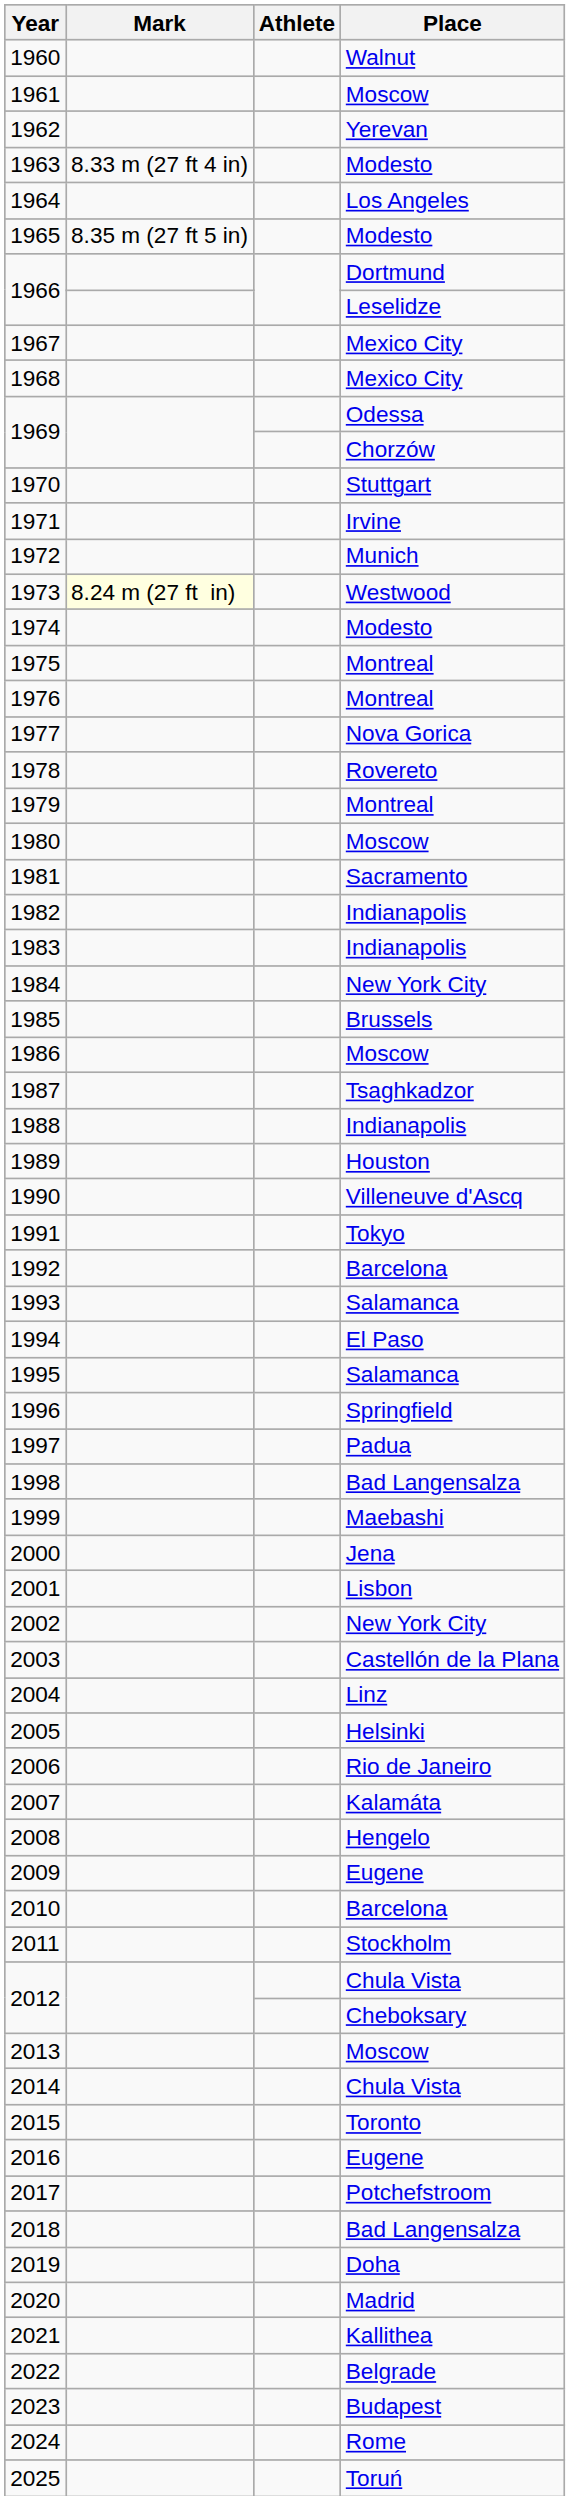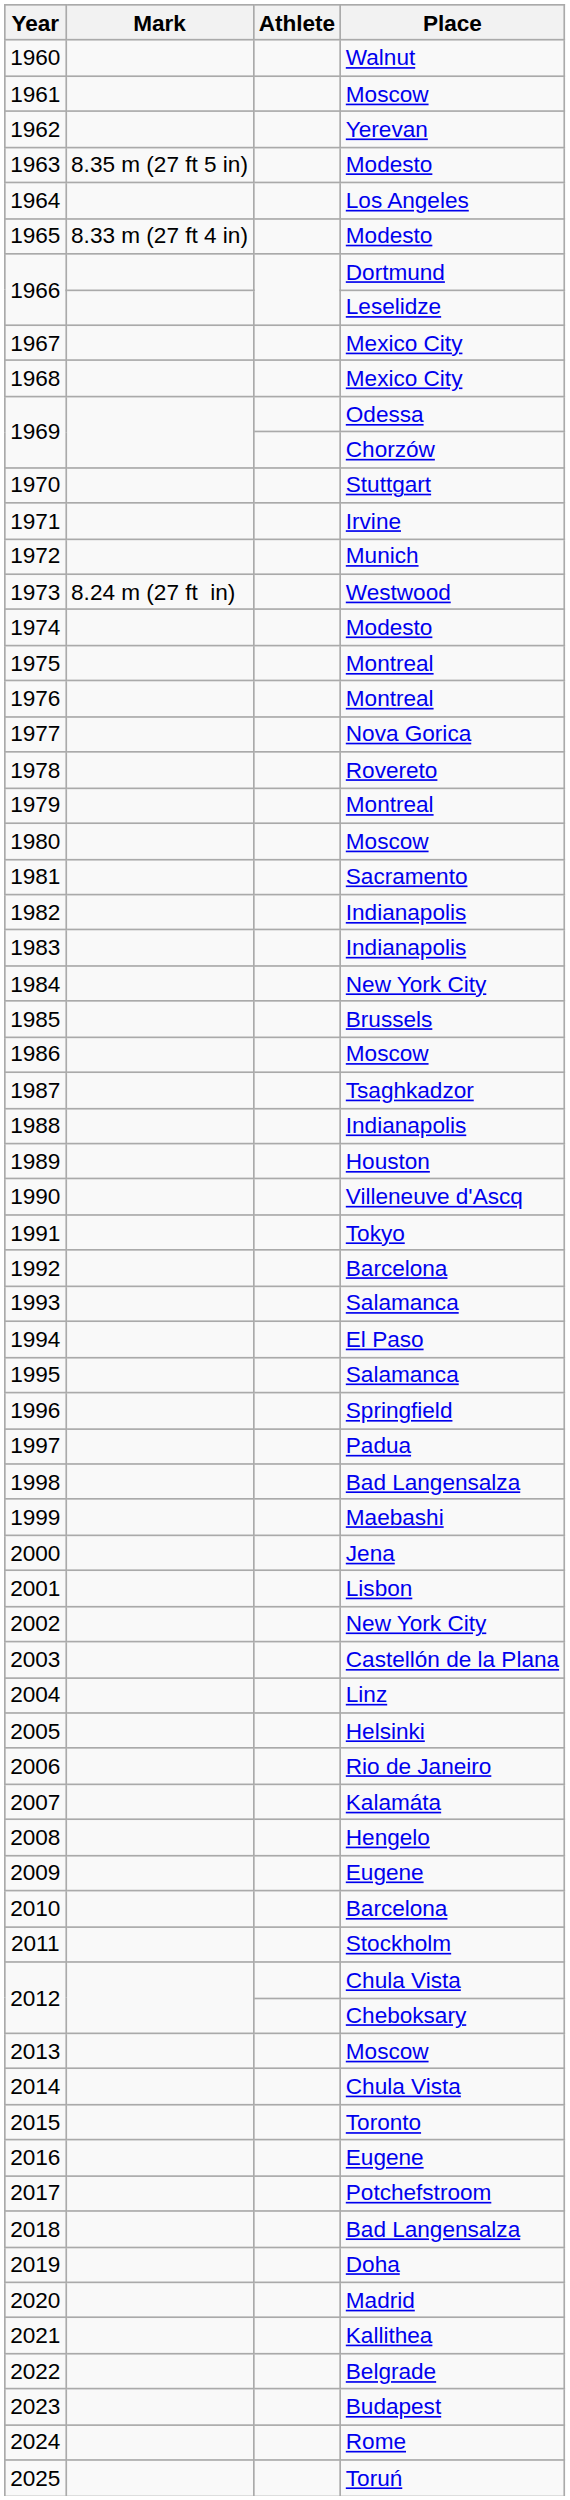(160, 165) 8.33 m (27 ft 4 in) -> (160, 165) 8.35 m (27 ft 5 in)
(160, 236) 8.35 m (27 ft 5 in) -> (160, 236) 8.33 m (27 ft 4 in)
(153, 592) lightyellow background -> (153, 592) no background
